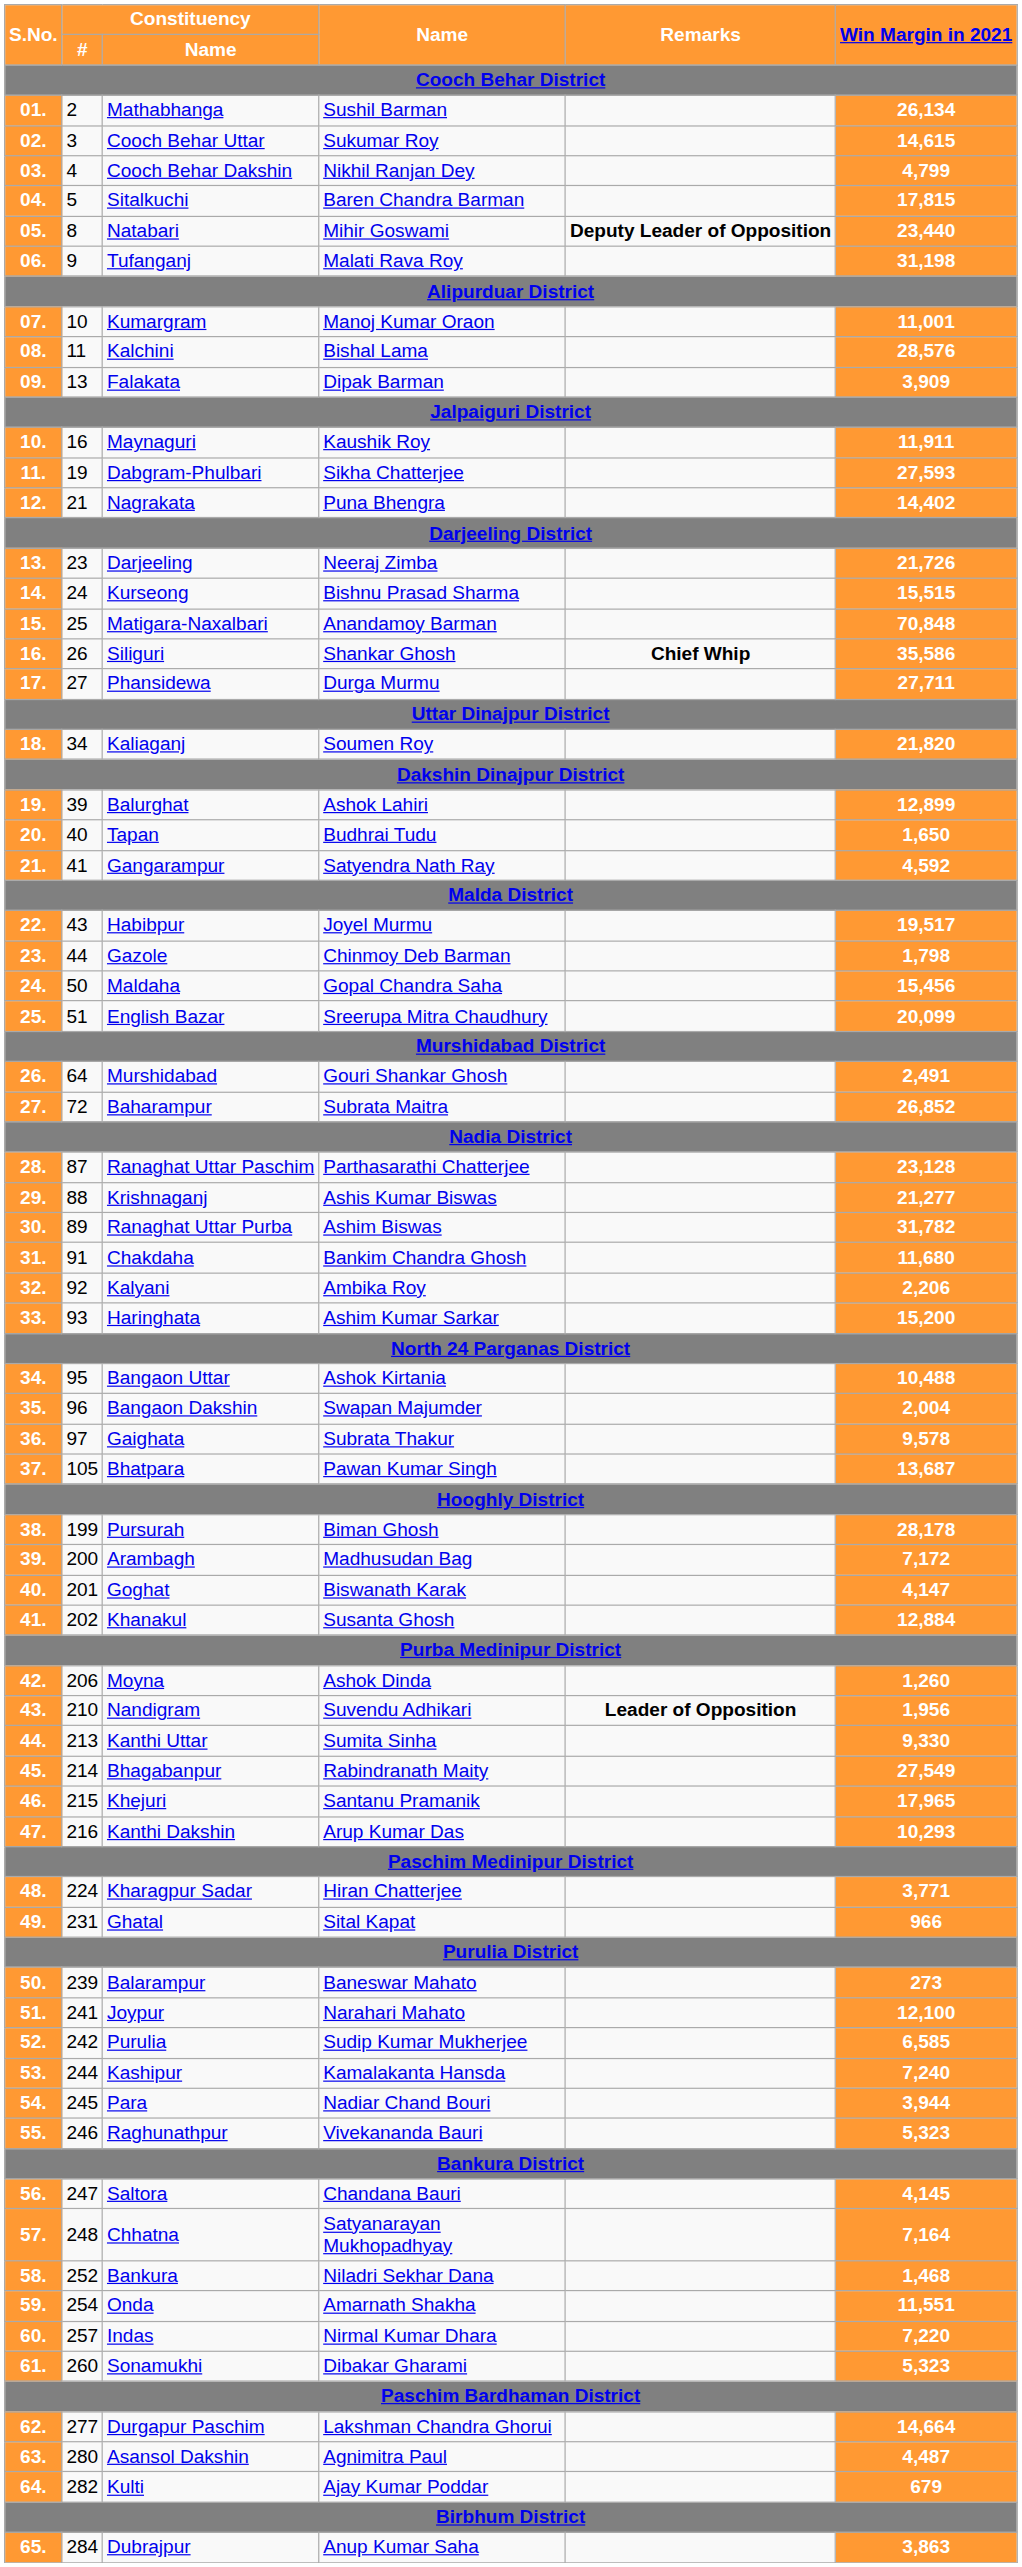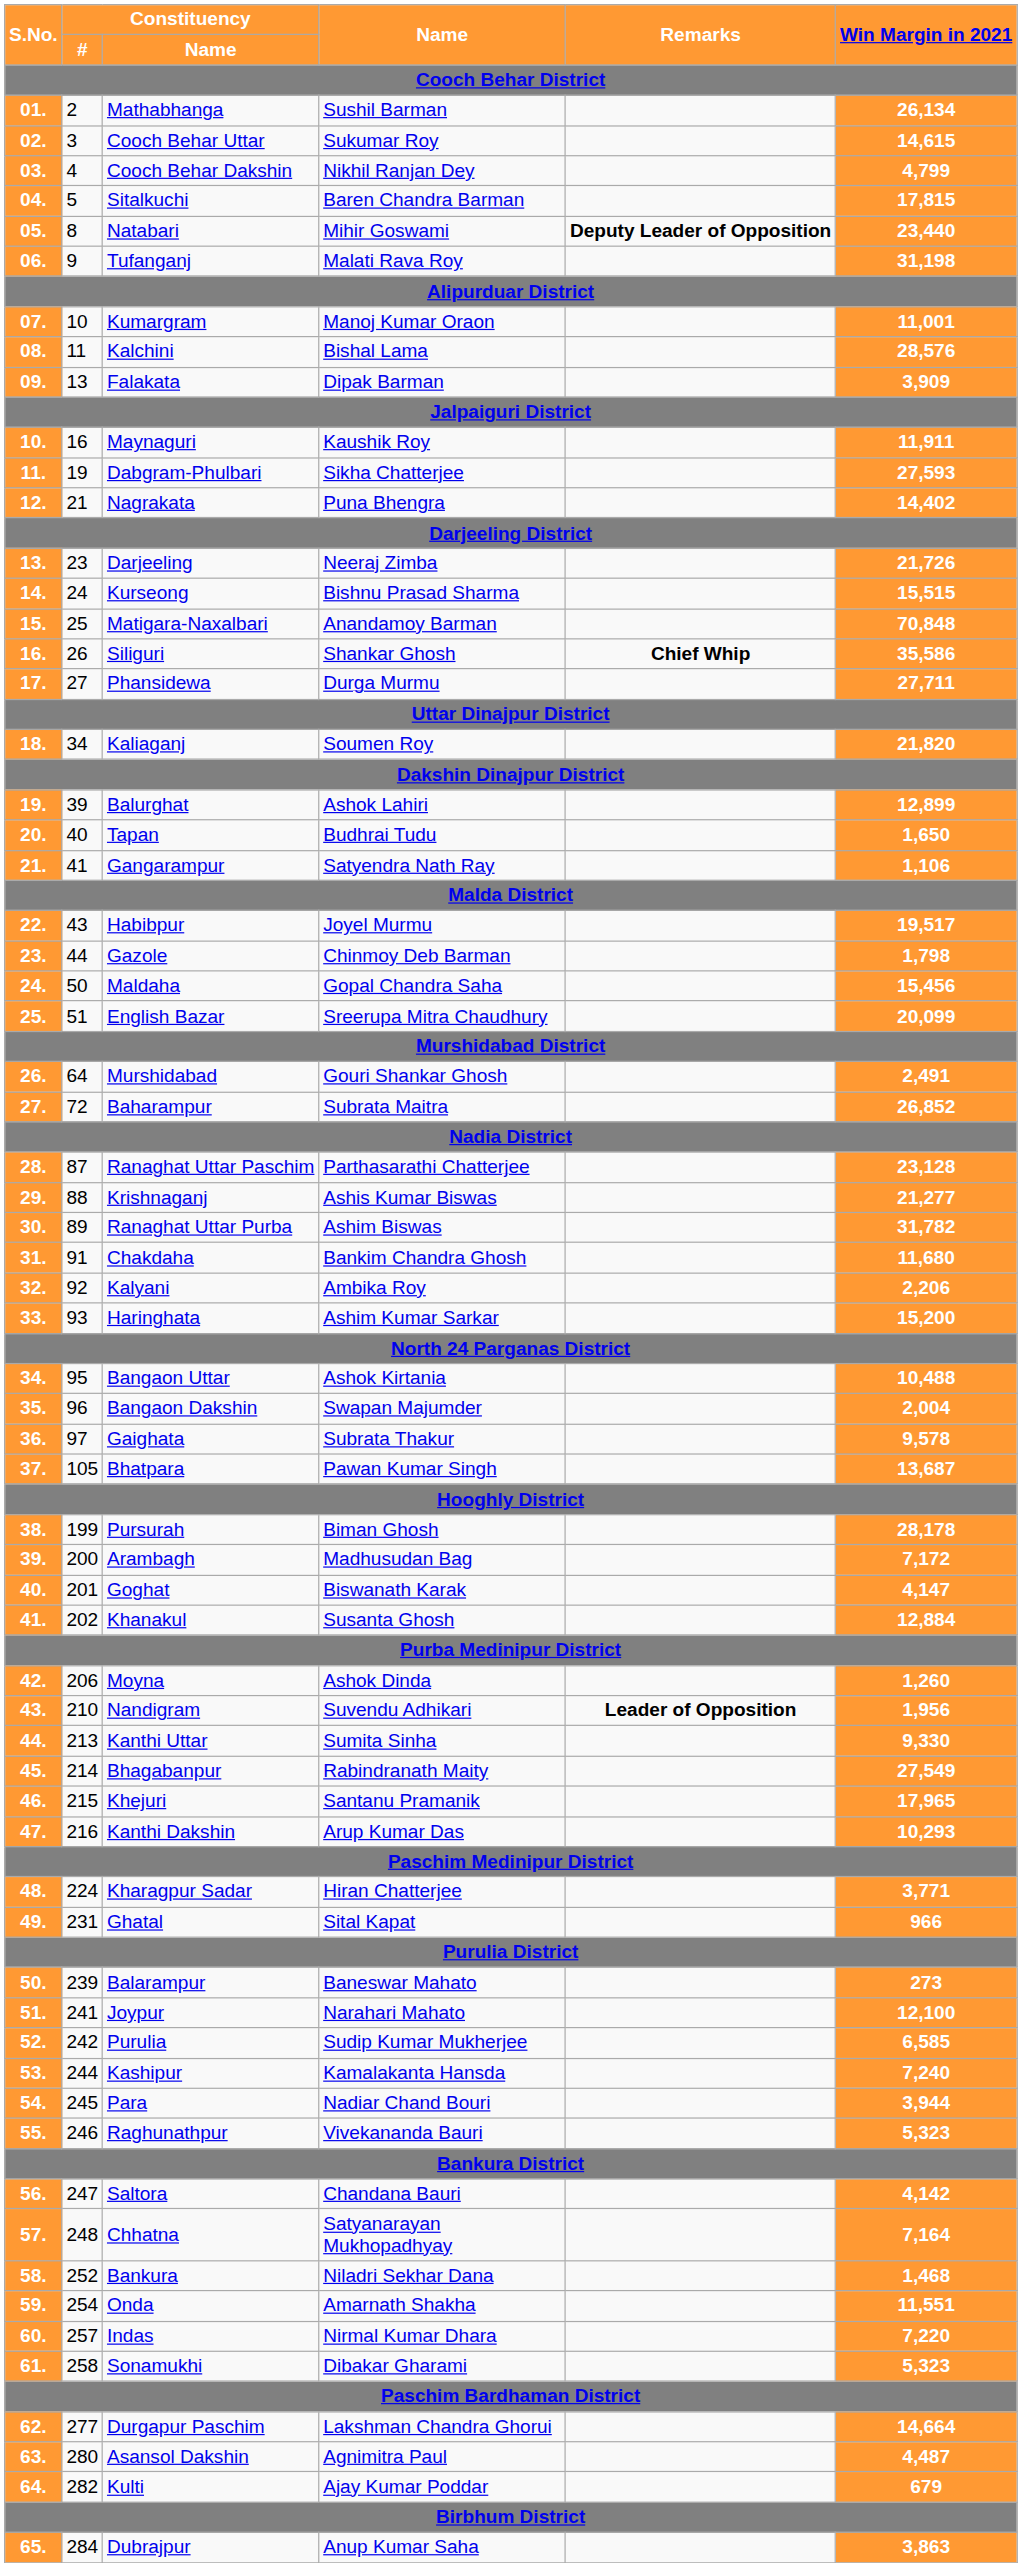(926, 865) 4,592 -> (926, 865) 1,106
(926, 2193) 4,145 -> (926, 2193) 4,142
(82, 2366) 260 -> (82, 2366) 258
